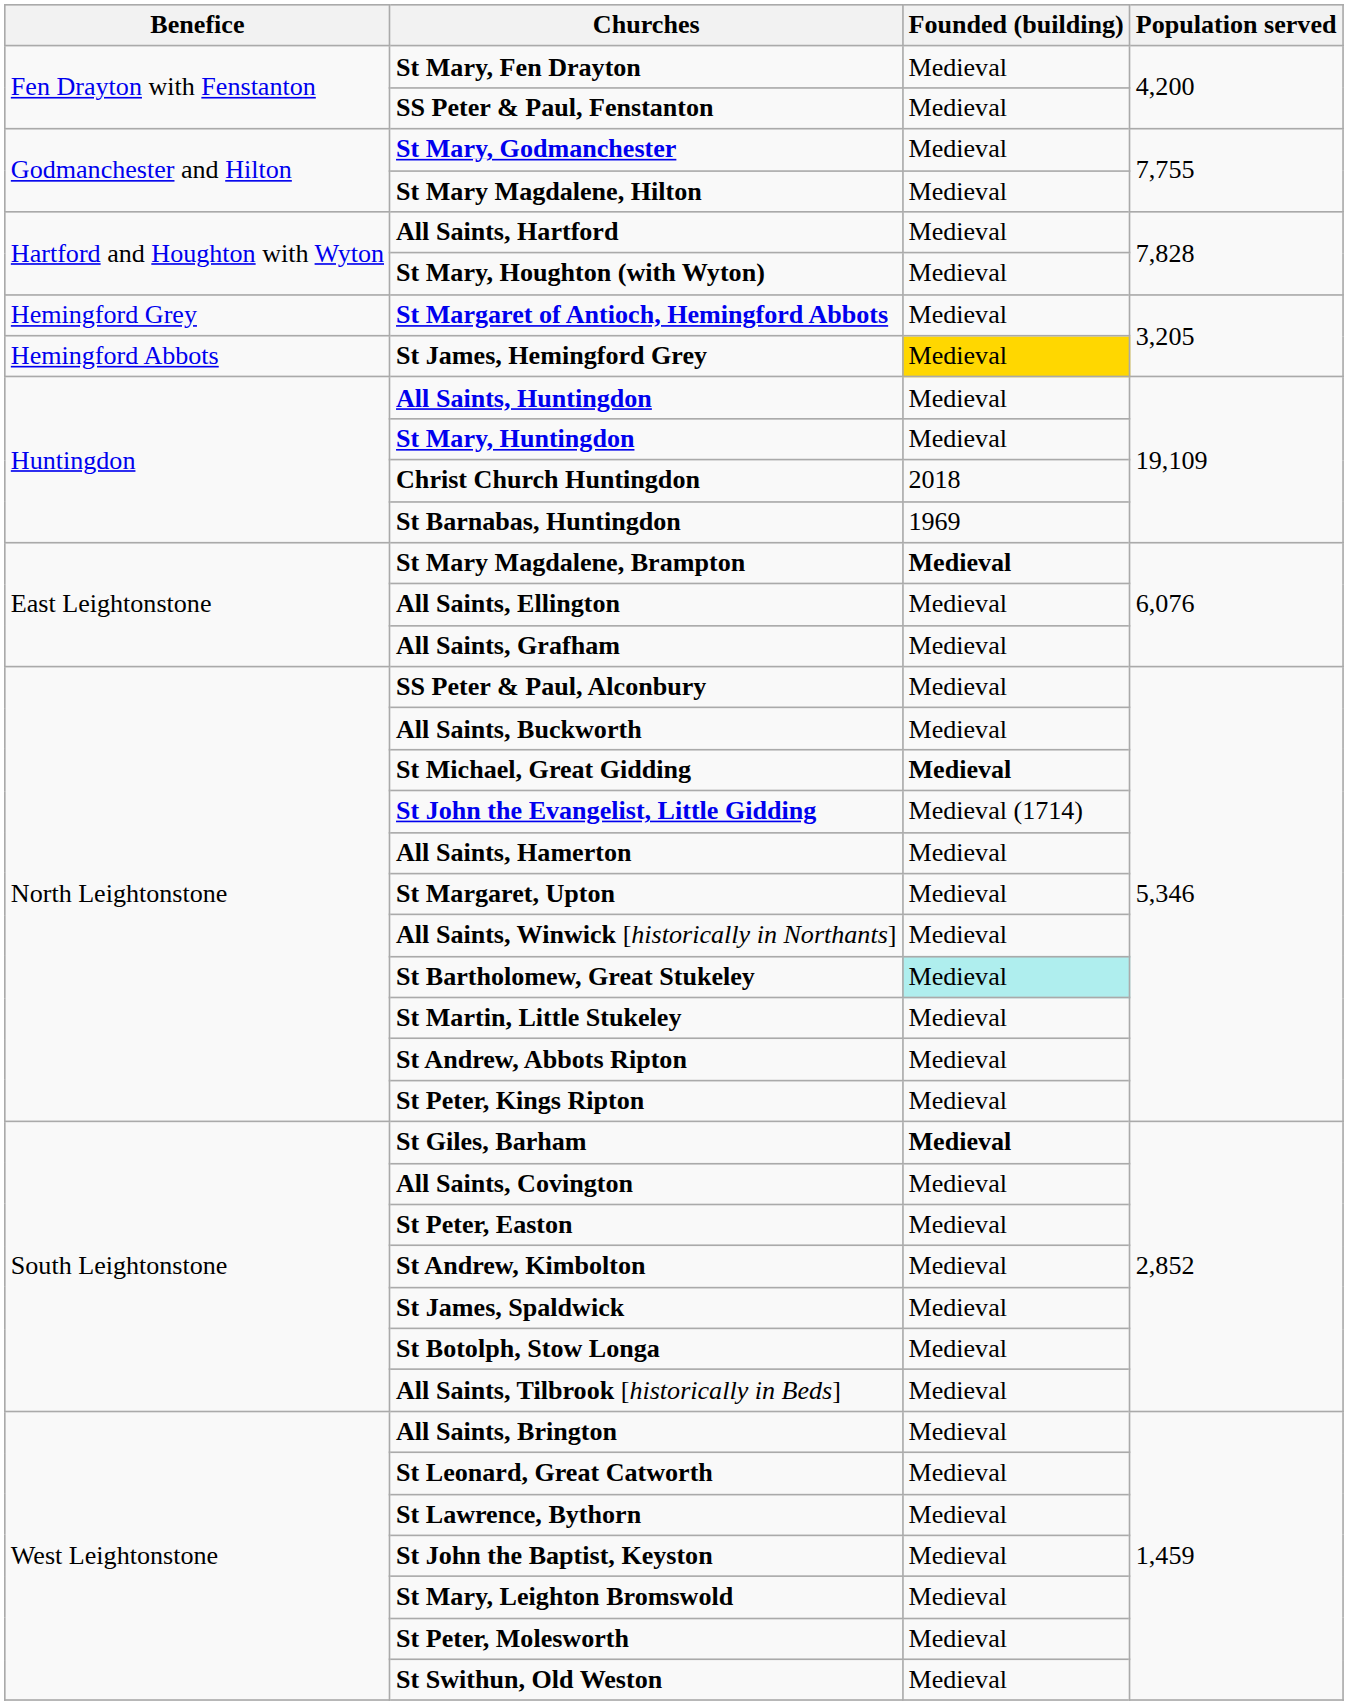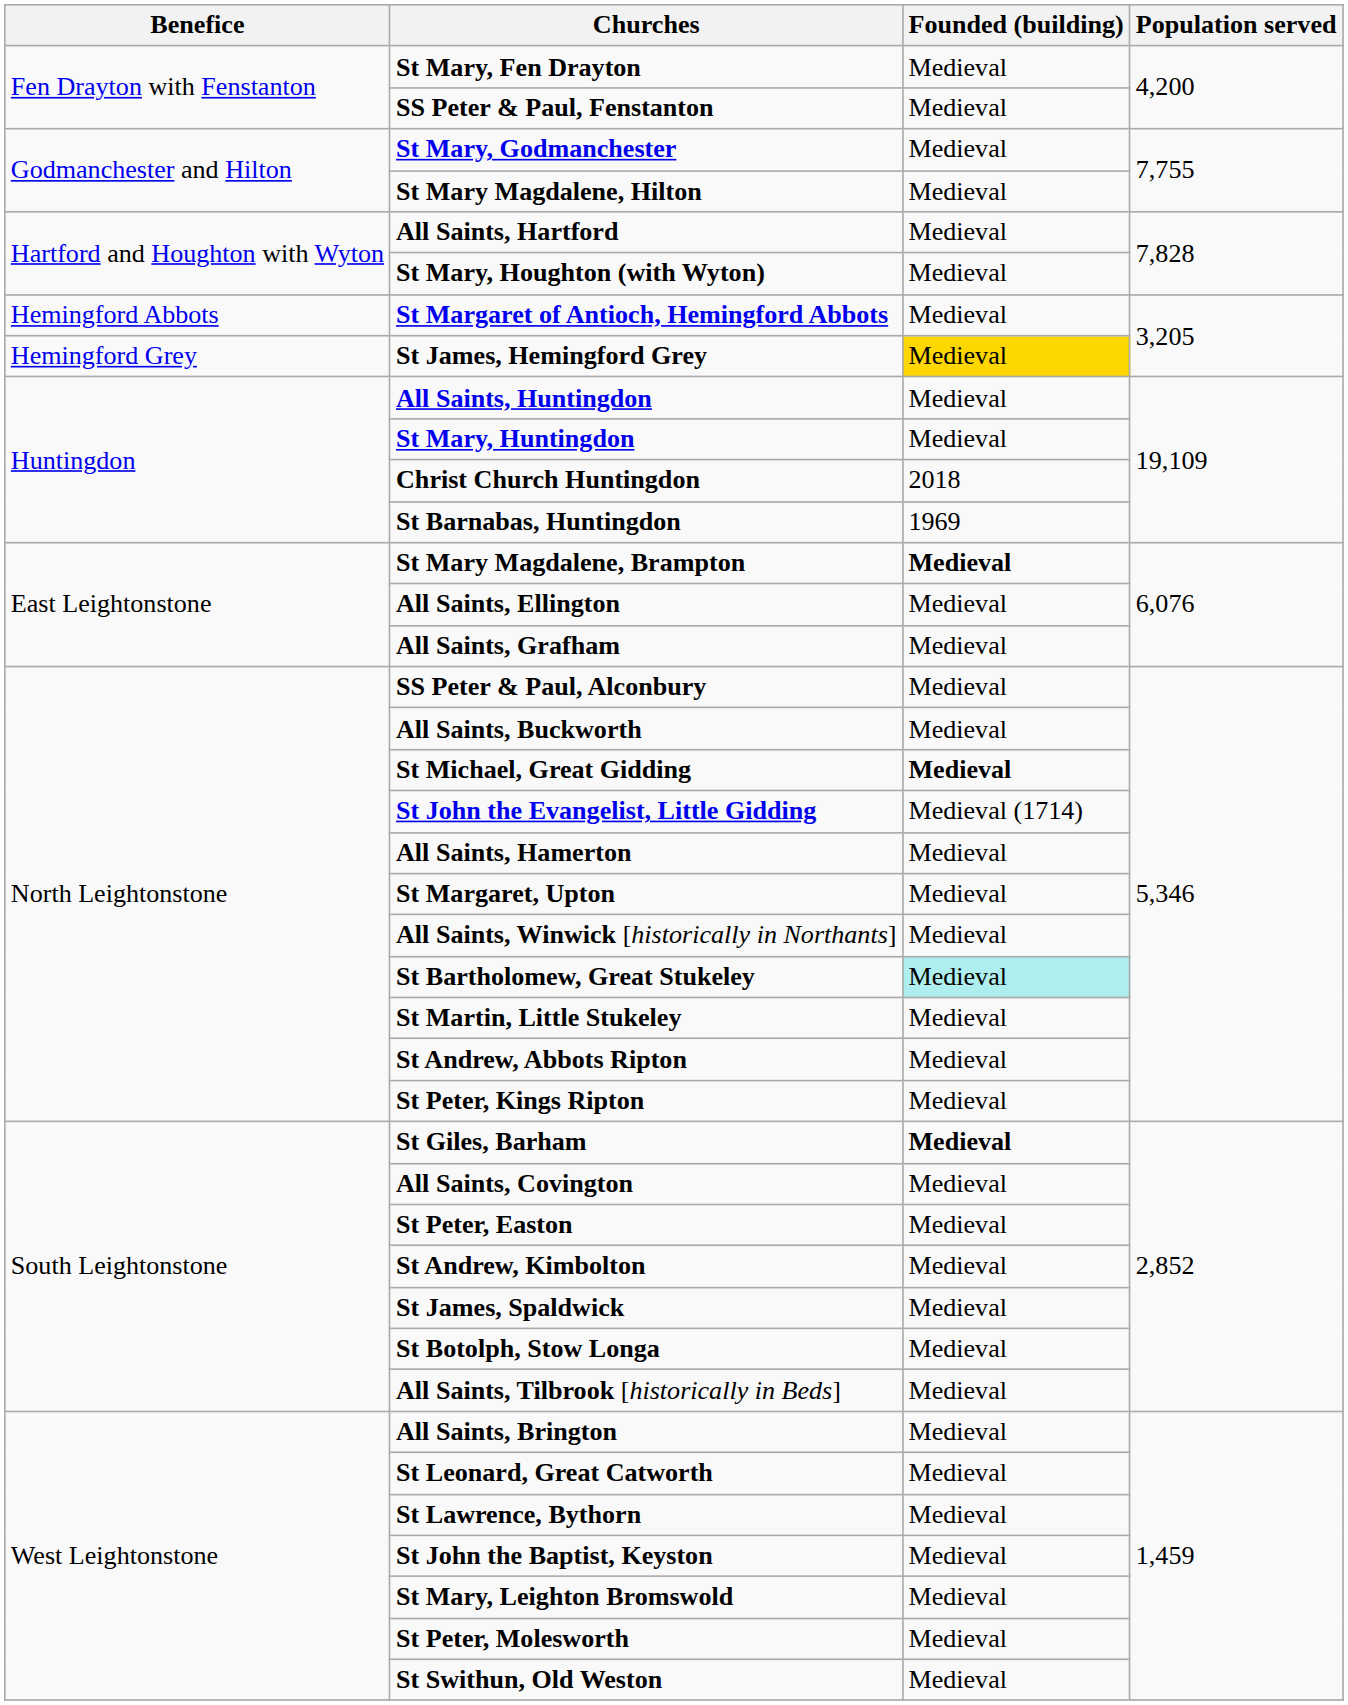(104, 314) Hemingford Grey -> (115, 314) Hemingford Abbots
(115, 356) Hemingford Abbots -> (104, 356) Hemingford Grey
